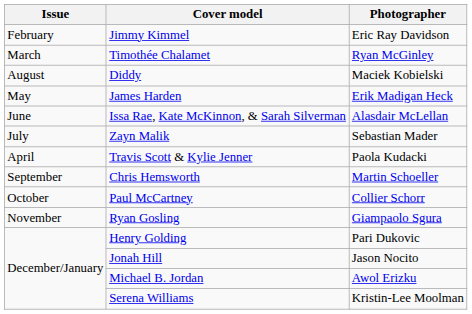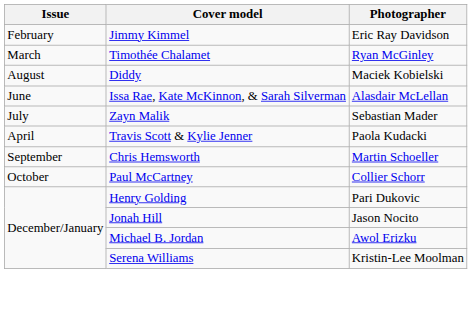- row: (145, 95)
- row: (144, 217)
